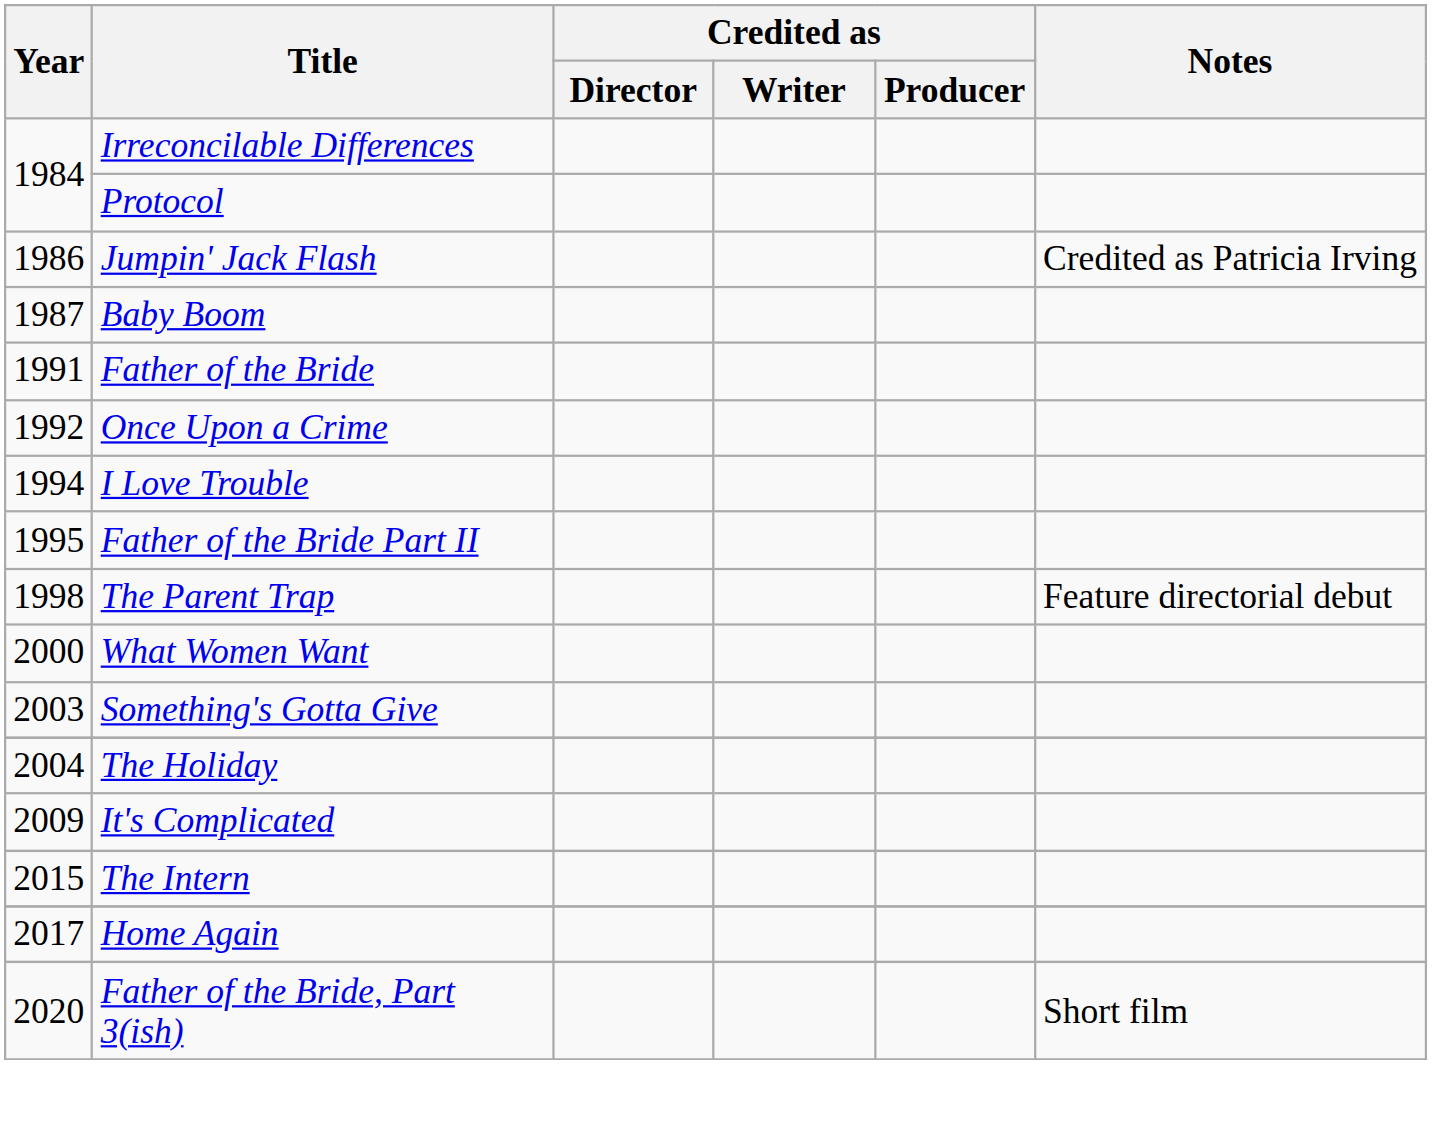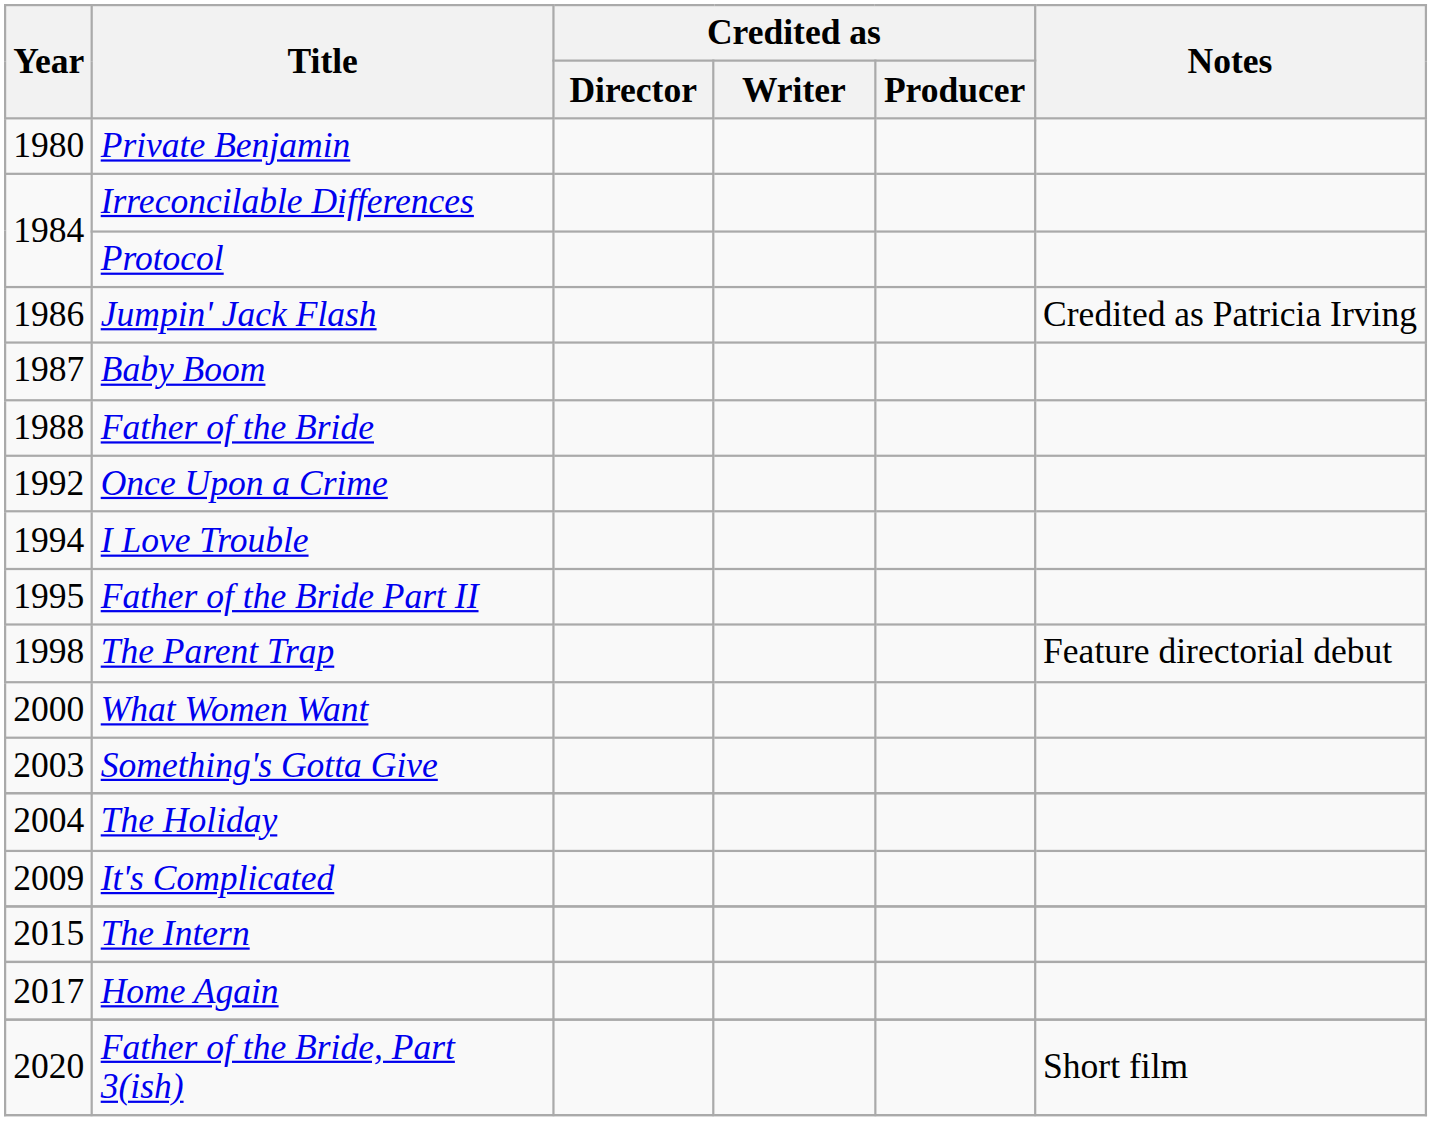+ row: (225, 145)
(49, 370) 1991 -> (49, 426) 1988
